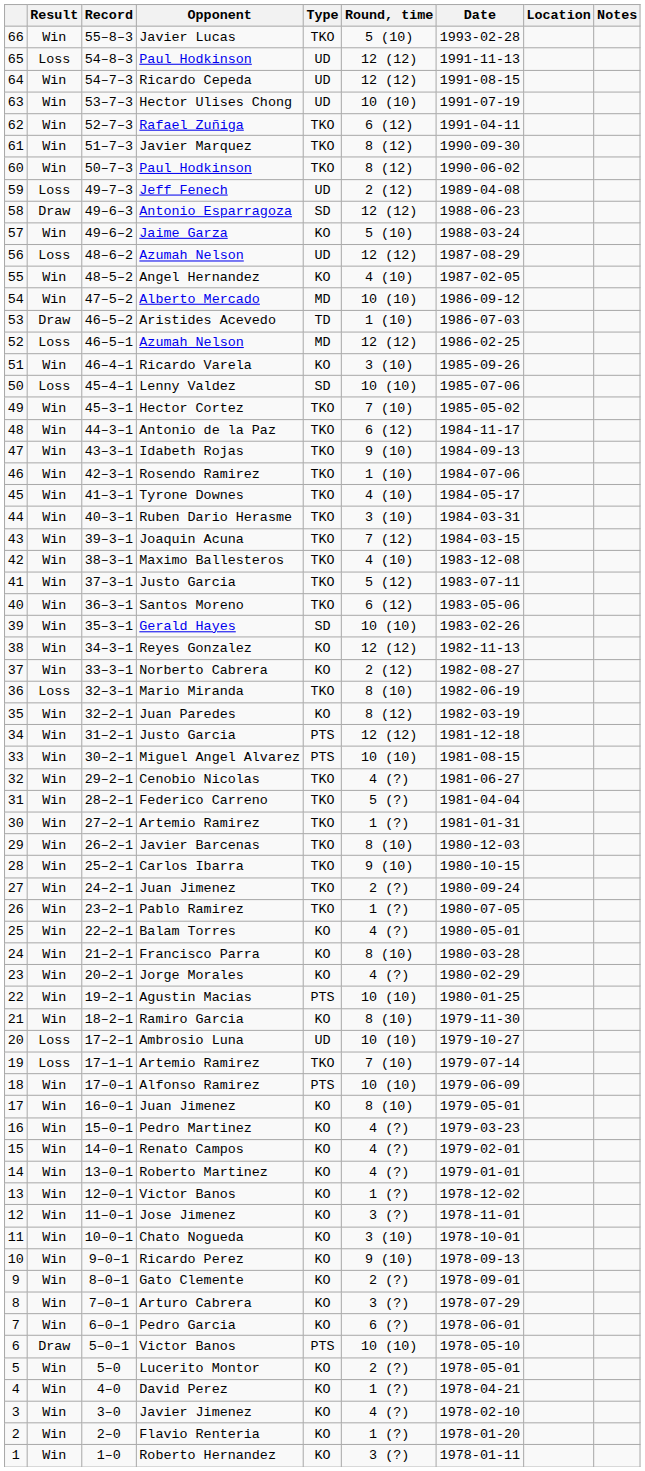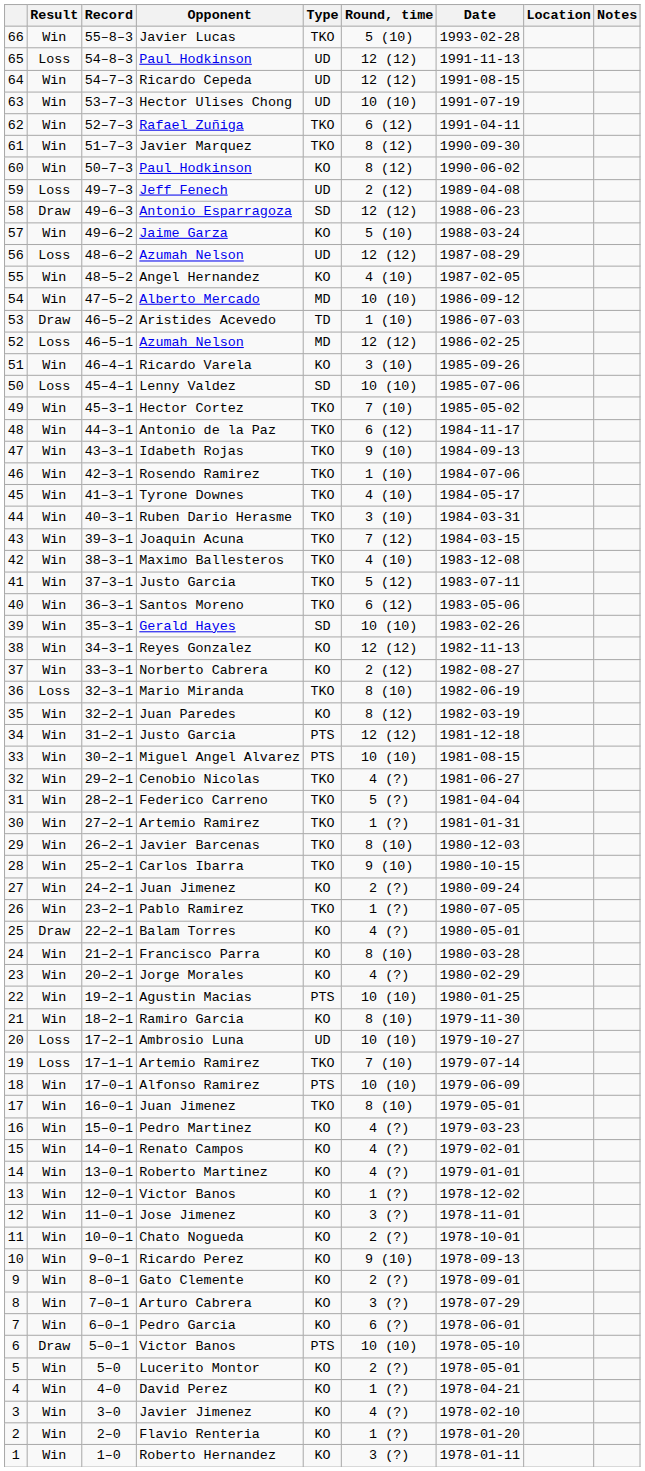(322, 168) TKO -> (322, 168) KO
(322, 888) TKO -> (322, 888) KO
(54, 932) Win -> (54, 932) Draw
(322, 1107) KO -> (322, 1107) TKO
(389, 1238) 3 (10) -> (389, 1238) 2 (?)
